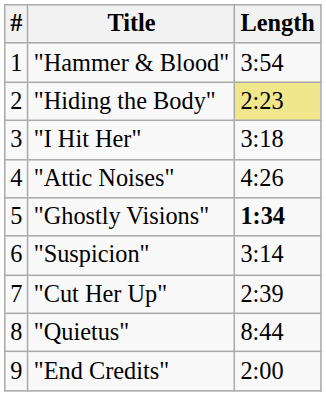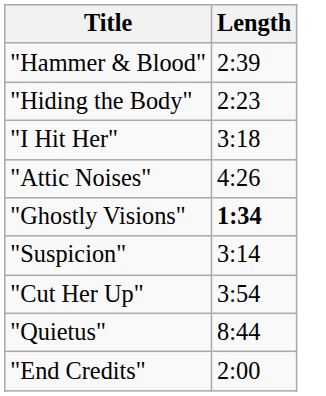- column: (16, 23)
(262, 62) 3:54 -> (239, 62) 2:39
(262, 100) khaki background -> (239, 100) no background
(262, 293) 2:39 -> (239, 293) 3:54
